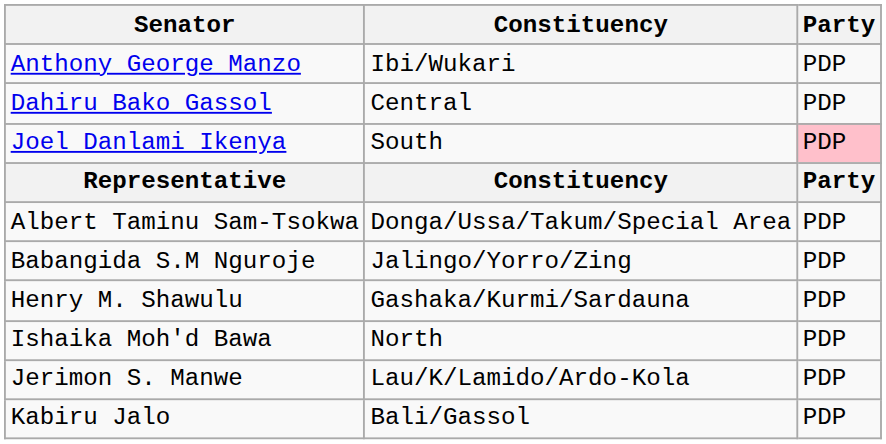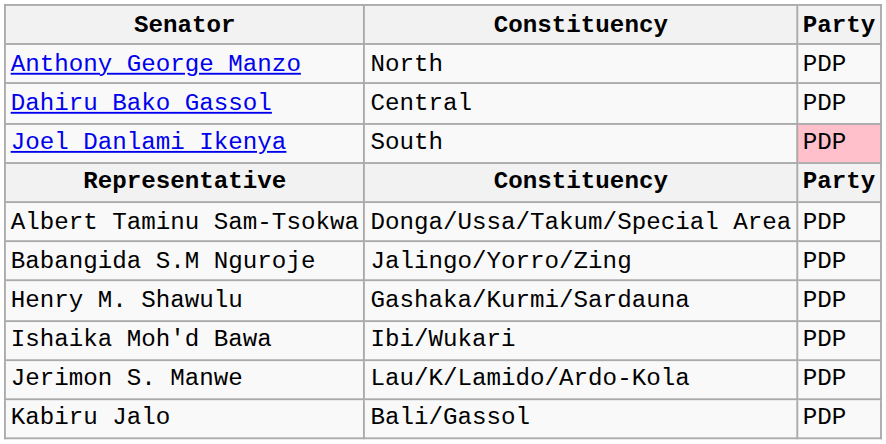(443, 64) Ibi/Wukari -> (407, 64) North
(407, 340) North -> (443, 340) Ibi/Wukari
